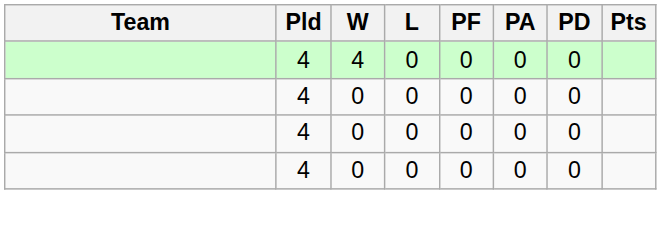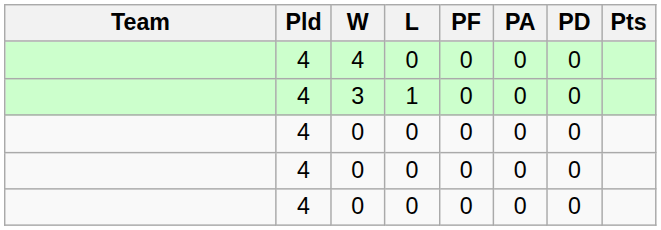+ row: (358, 96)
